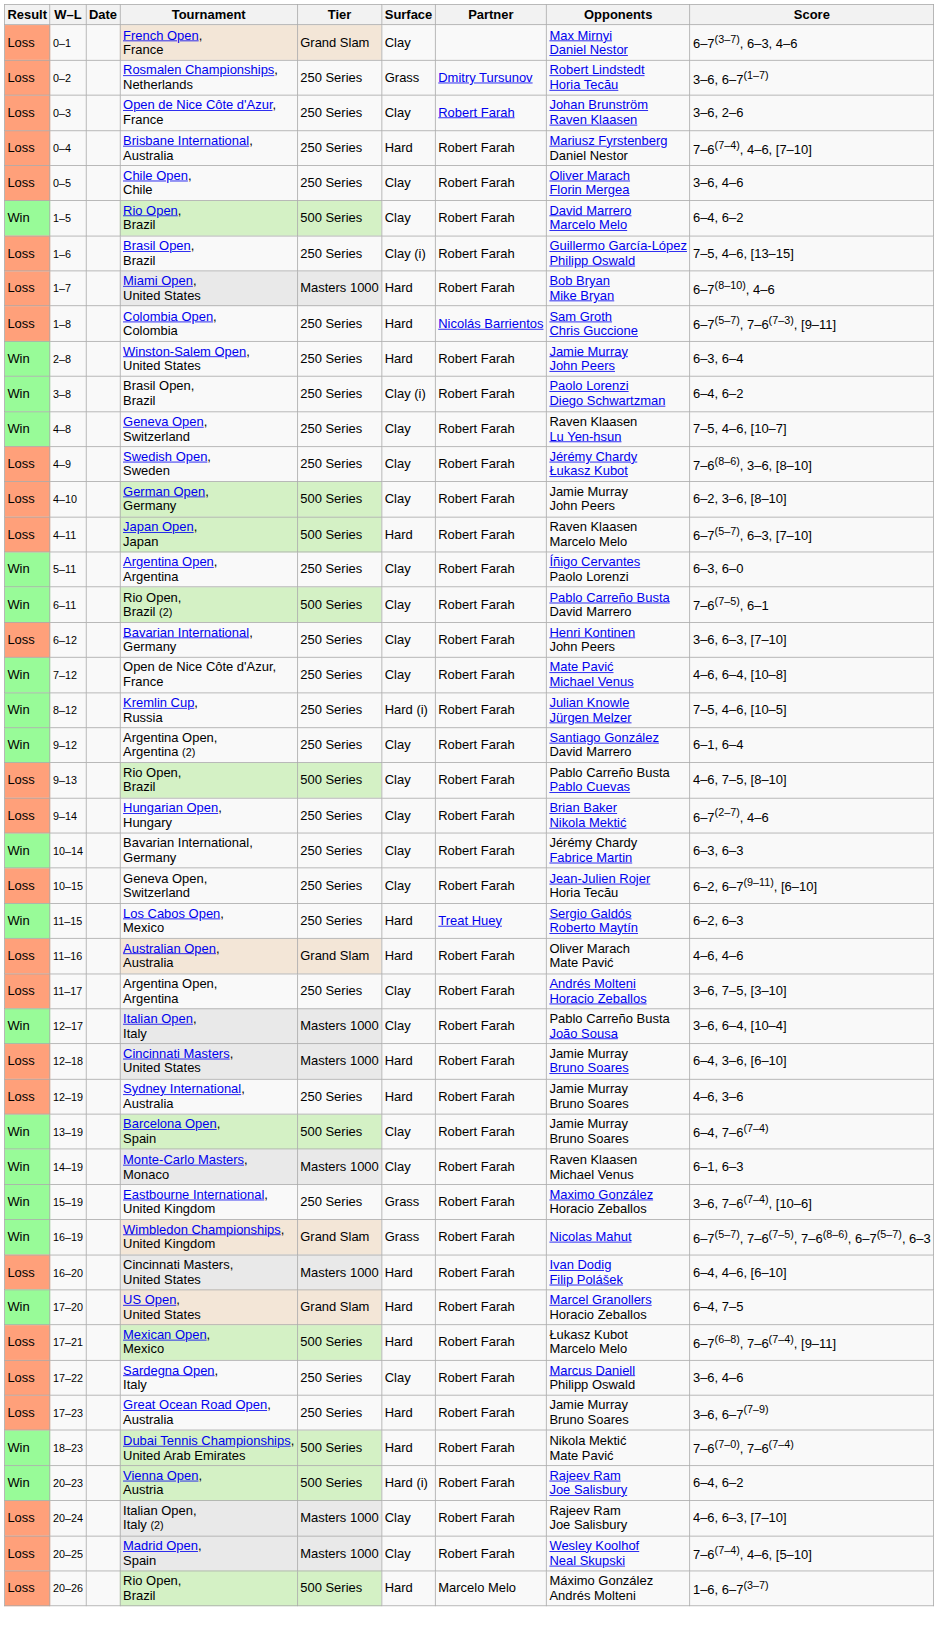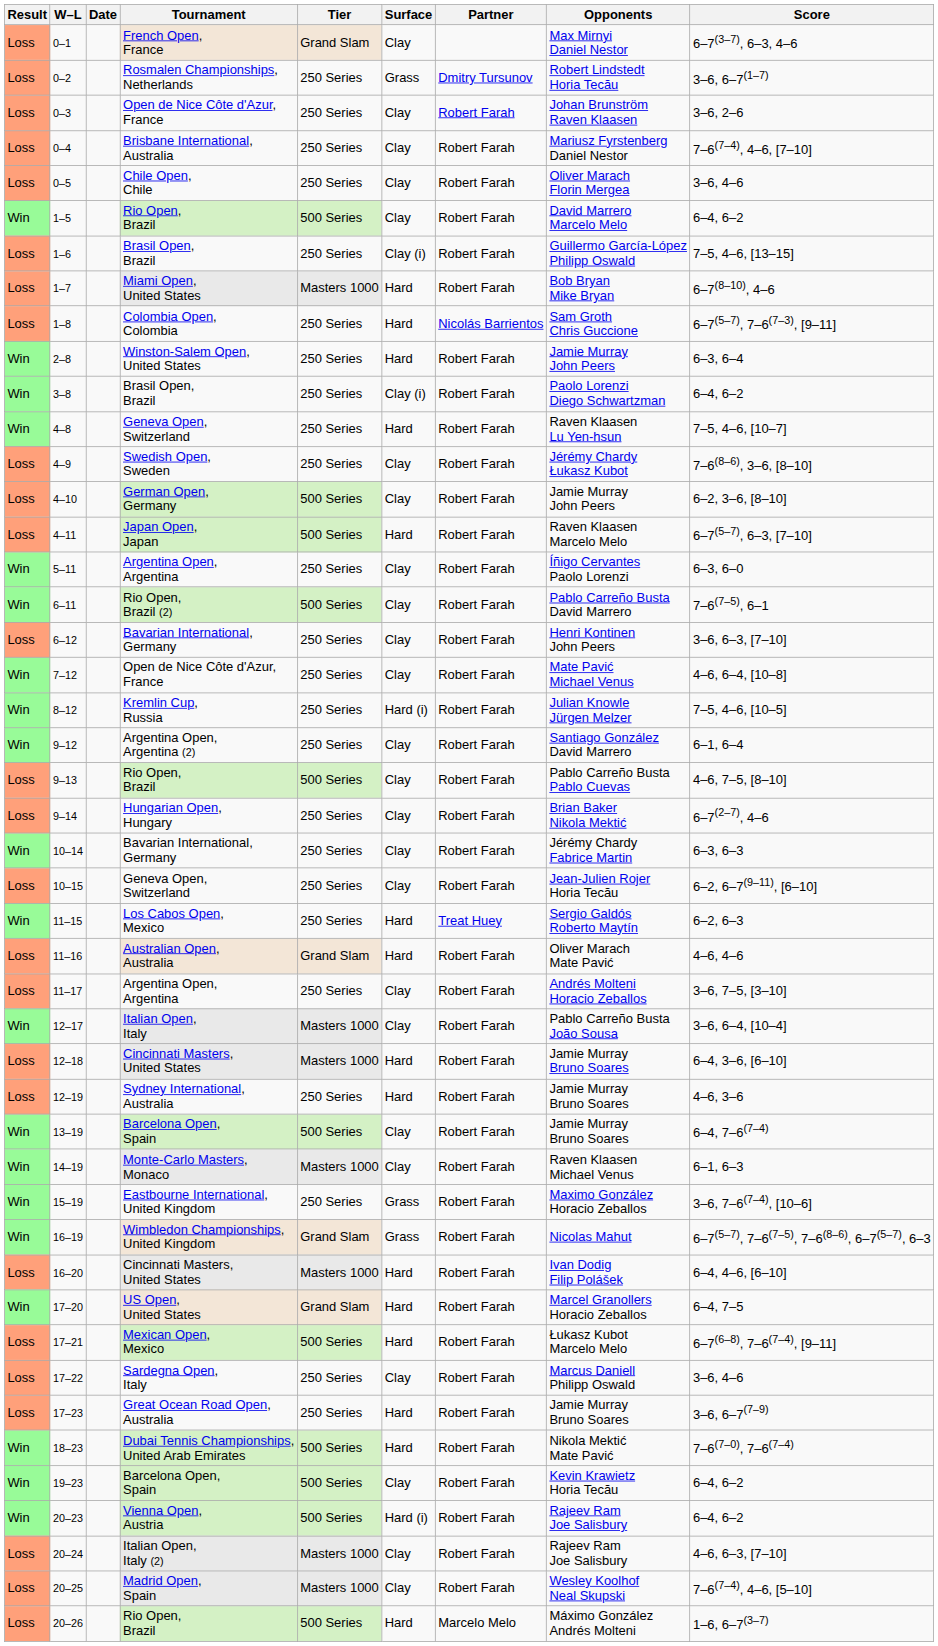(399, 148) Hard -> (398, 148) Clay
(398, 429) Clay -> (399, 429) Hard
+ row: (68, 1483)
